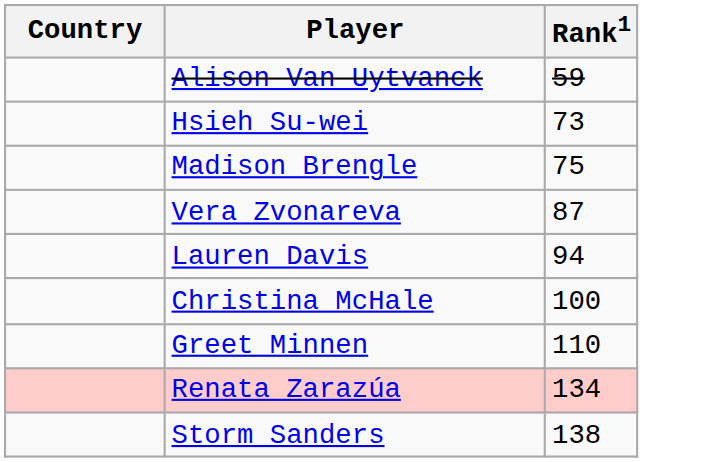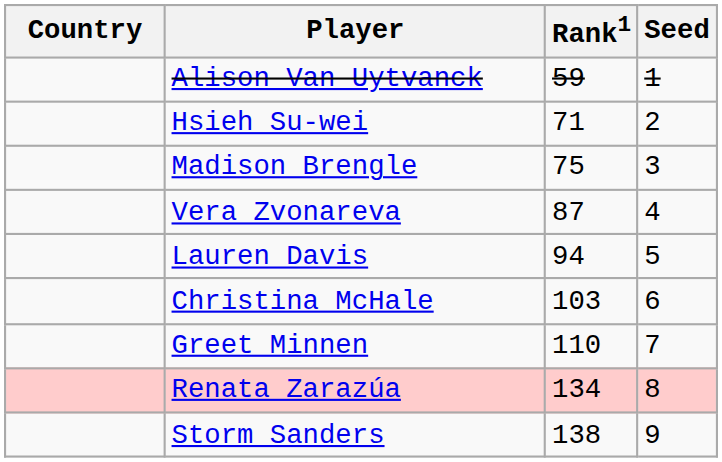+ column: (677, 31)
(568, 123) 73 -> (568, 123) 71
(577, 301) 100 -> (577, 301) 103
